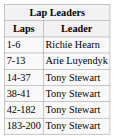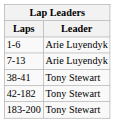(73, 45) Richie Hearn -> (77, 45) Arie Luyendyk
- row: (19, 77)
